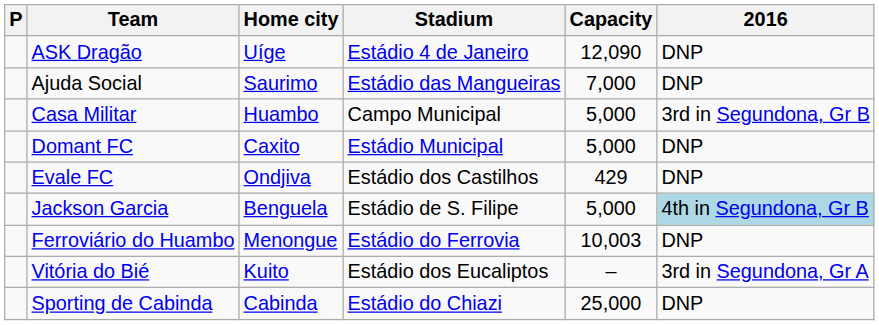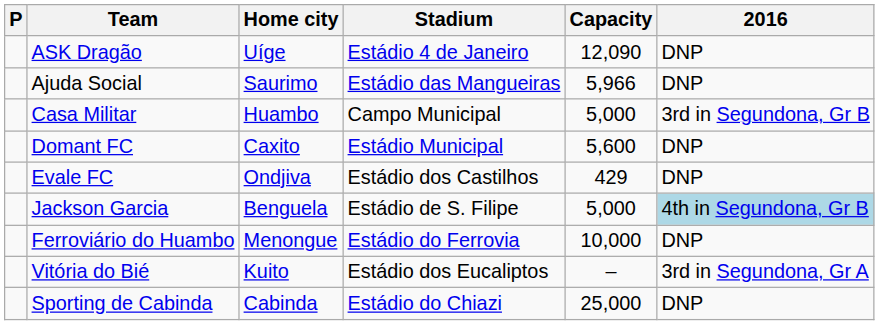(611, 83) 7,000 -> (611, 83) 5,966
(611, 146) 5,000 -> (611, 146) 5,600
(611, 240) 10,003 -> (611, 240) 10,000
